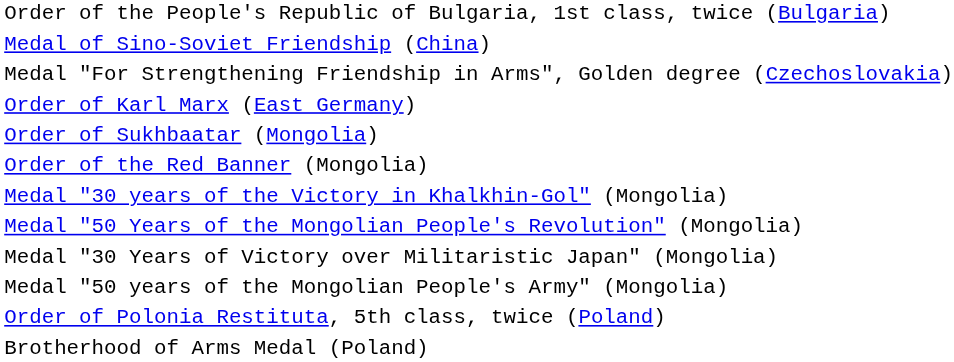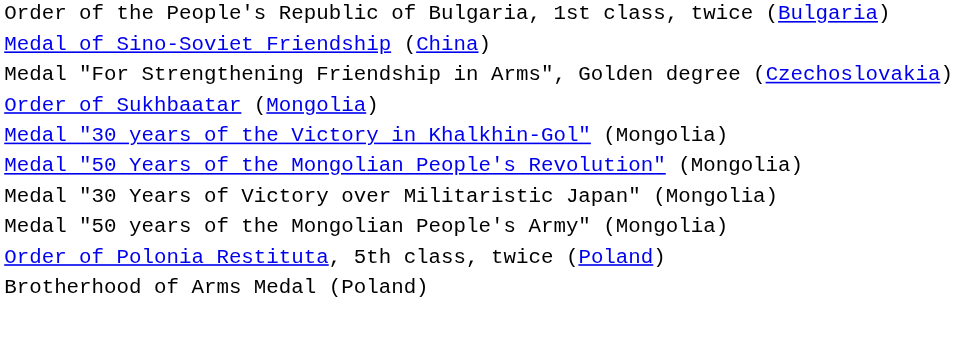- row: (210, 105)
- row: (216, 166)
